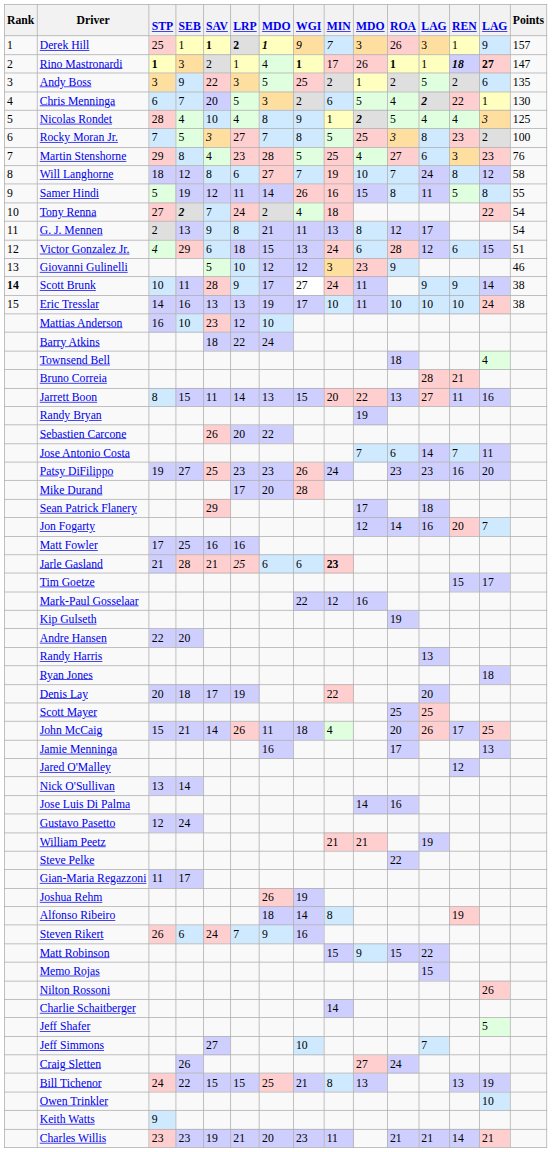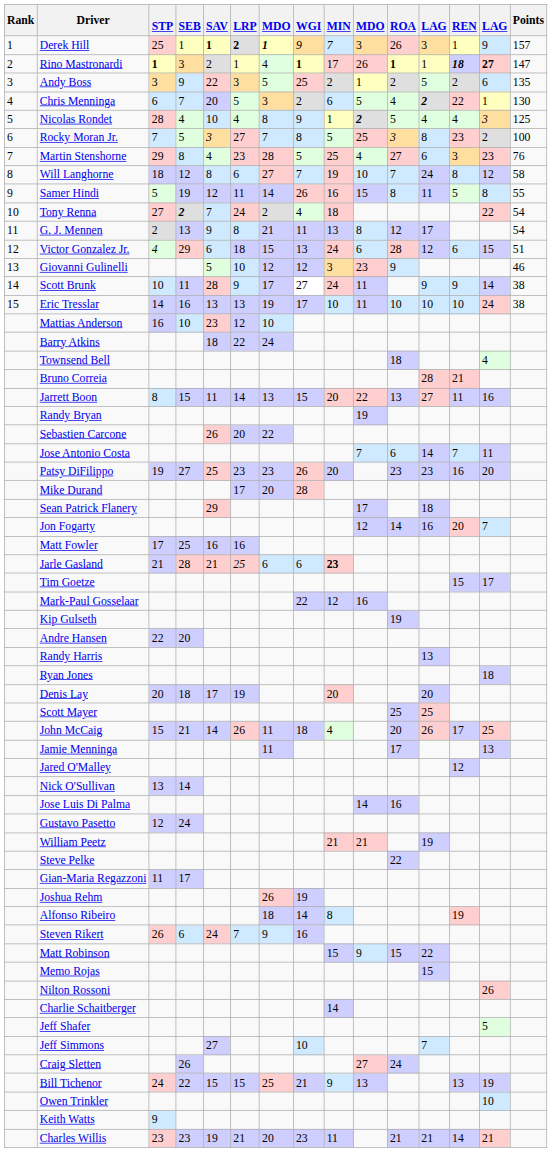(13, 286) bold -> (13, 286) normal
(333, 471) 24 -> (333, 471) 20
(333, 693) 22 -> (333, 693) 20
(268, 749) 16 -> (268, 749) 11
(330, 1082) 8 -> (330, 1082) 9
